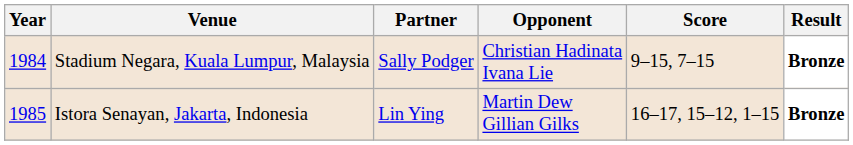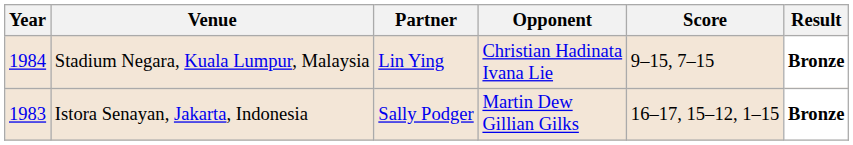(426, 61) Sally Podger -> (411, 61) Lin Ying
(28, 114) 1985 -> (28, 114) 1983
(411, 114) Lin Ying -> (426, 114) Sally Podger
